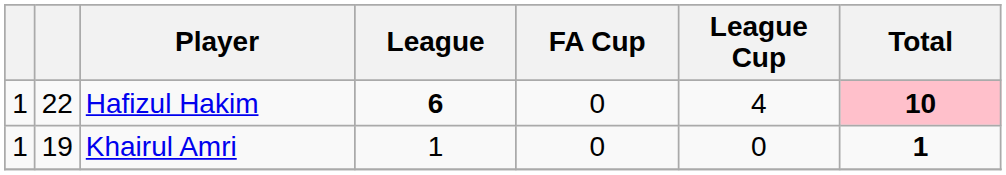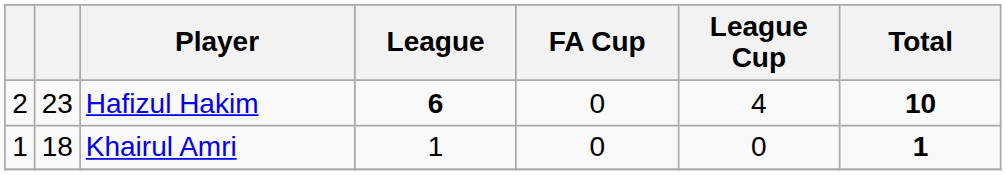(20, 102) 1 -> (20, 102) 2
(57, 102) 22 -> (57, 102) 23
(921, 102) pink background -> (921, 102) no background
(57, 147) 19 -> (57, 147) 18
